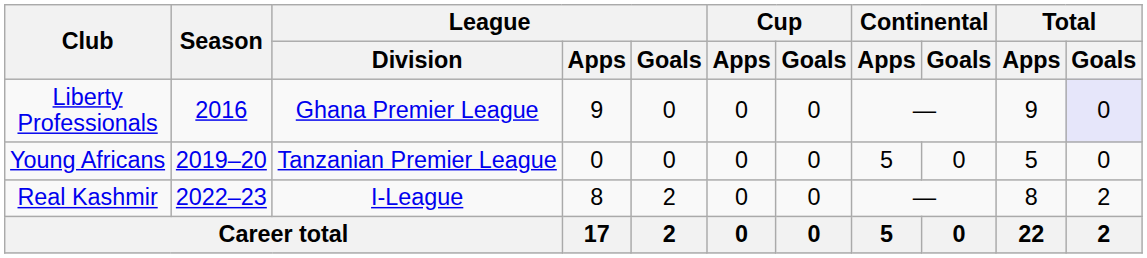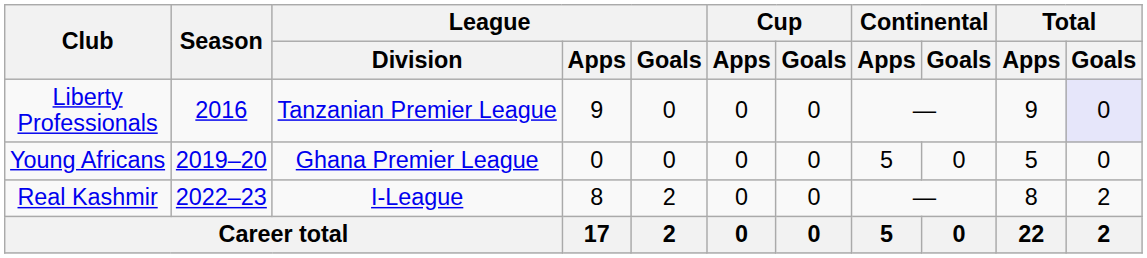(417, 110) Ghana Premier League -> (417, 110) Tanzanian Premier League
(417, 160) Tanzanian Premier League -> (417, 160) Ghana Premier League
